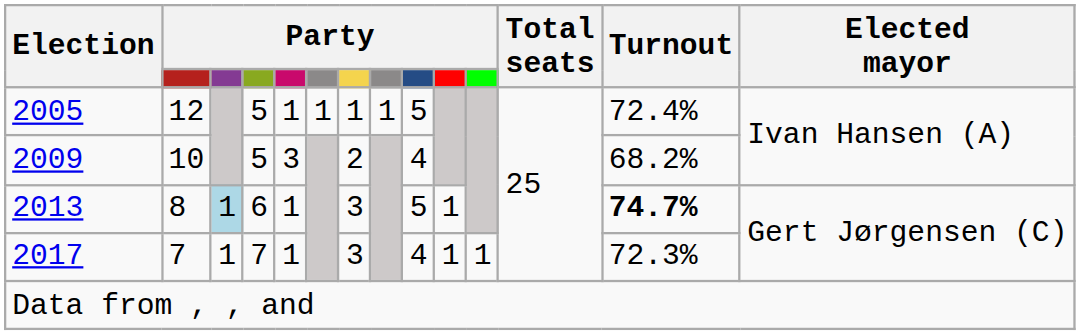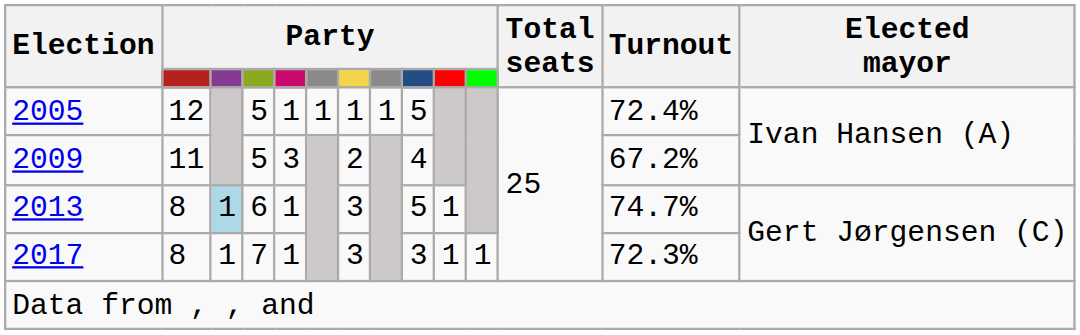(186, 160) 10 -> (186, 160) 11
(653, 160) 68.2% -> (653, 160) 67.2%
(653, 208) bold -> (653, 208) normal
(178, 257) 7 -> (178, 257) 8
(419, 257) 4 -> (419, 257) 3
